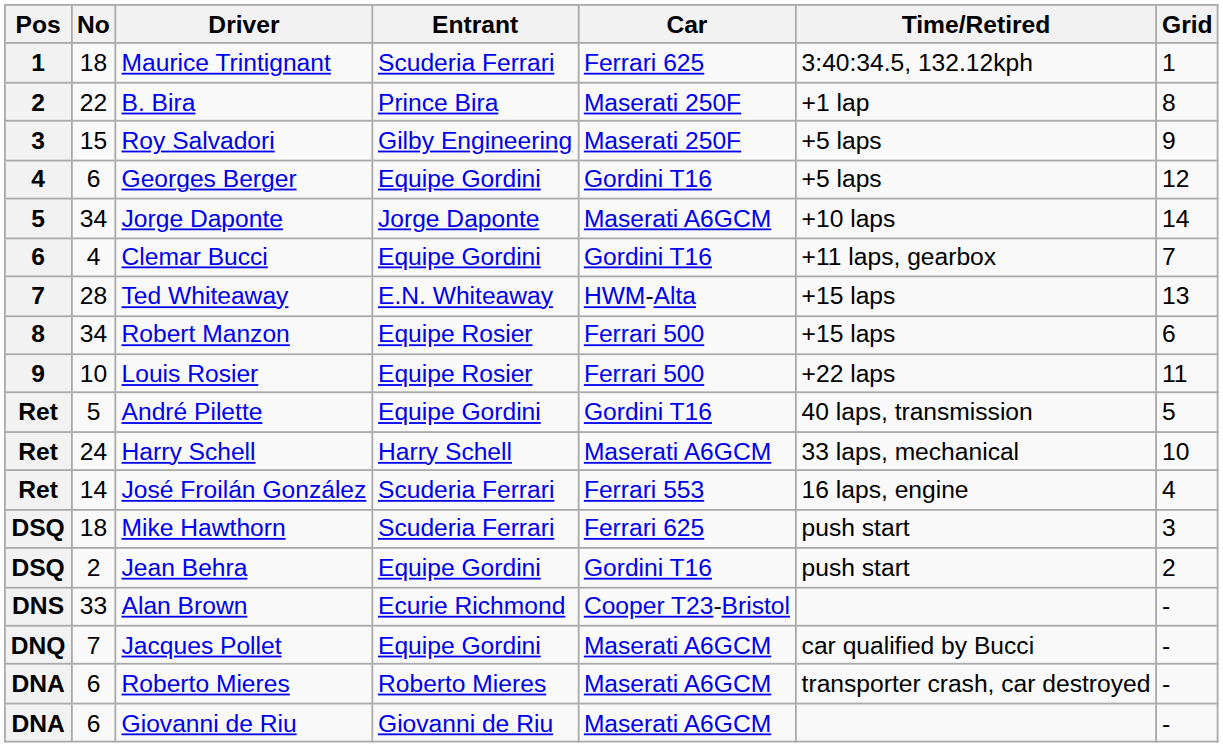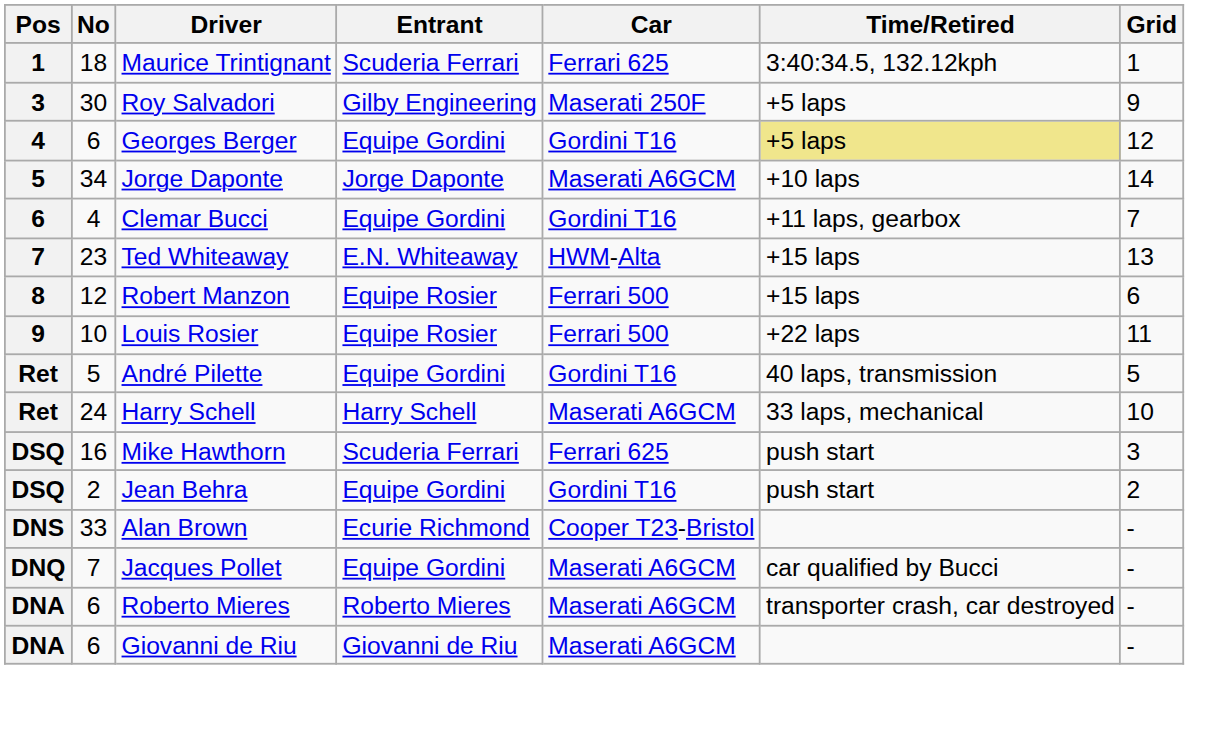- row: (158, 102)
(93, 140) 15 -> (93, 102) 30
(842, 179) no background -> (806, 140) khaki background
(93, 296) 28 -> (93, 257) 23
(93, 334) 34 -> (93, 296) 12
- row: (244, 490)
(93, 528) 18 -> (93, 451) 16
